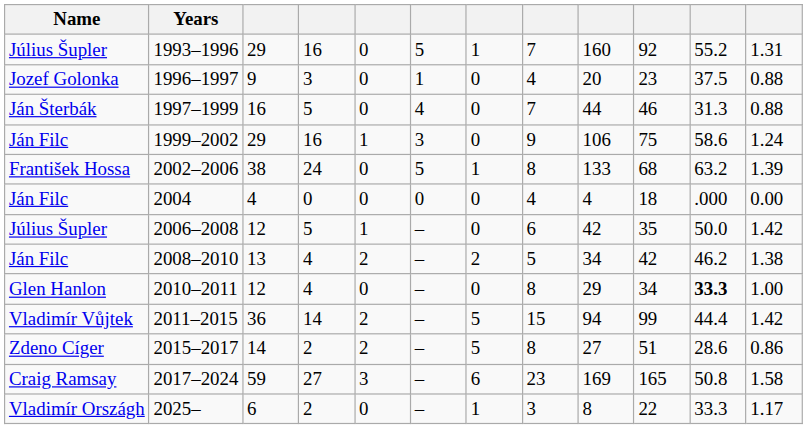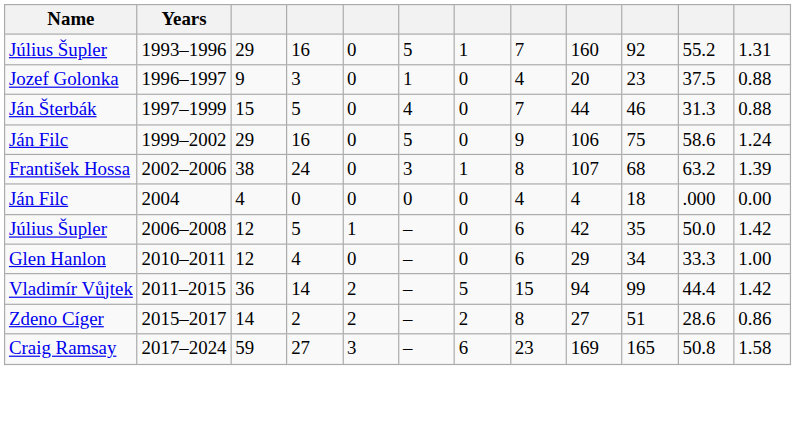(257, 109) 16 -> (245, 109) 15
(364, 139) 1 -> (352, 139) 0
(420, 139) 3 -> (408, 139) 5
(420, 169) 5 -> (408, 169) 3
(597, 169) 133 -> (585, 169) 107
- row: (196, 259)
(531, 288) 8 -> (519, 259) 6
(711, 288) bold -> (699, 259) normal
(475, 348) 5 -> (464, 318) 2
- row: (177, 408)
